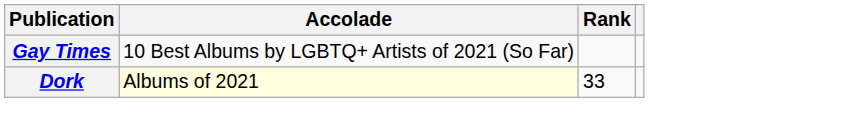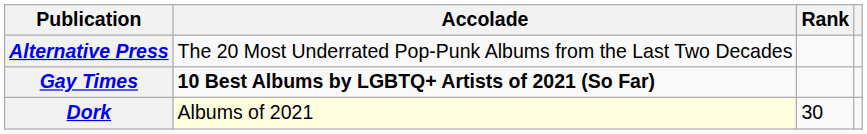+ row: (89, 50)
(349, 50) normal -> (416, 81) bold
(594, 81) 33 -> (812, 112) 30
